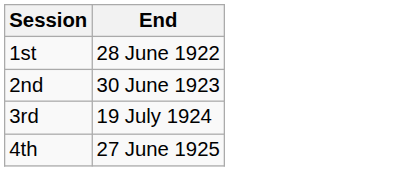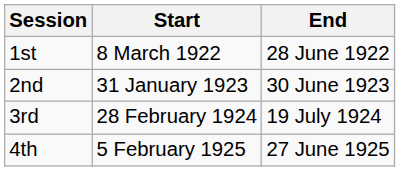+ column: (177, 20)
